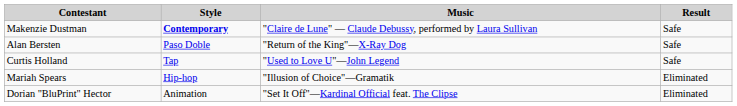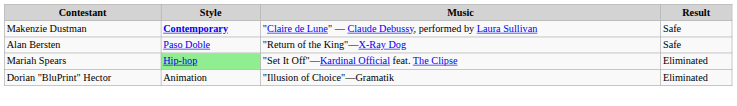- row: (37, 61)
(180, 77) no background -> (180, 61) lightgreen background
(328, 77) "Illusion of Choice"—Gramatik -> (360, 61) "Set It Off"—Kardinal Official feat. The Clipse
(360, 93) "Set It Off"—Kardinal Official feat. The Clipse -> (328, 77) "Illusion of Choice"—Gramatik
